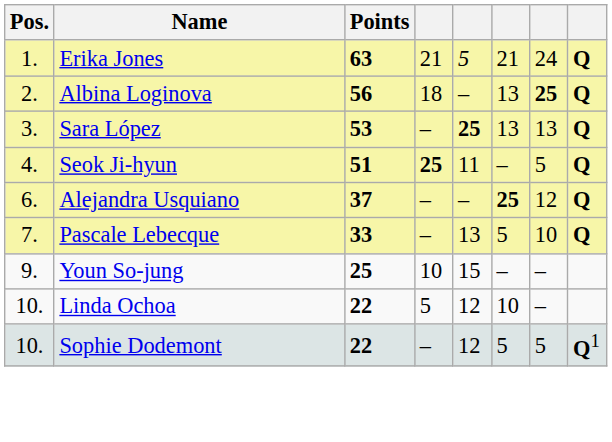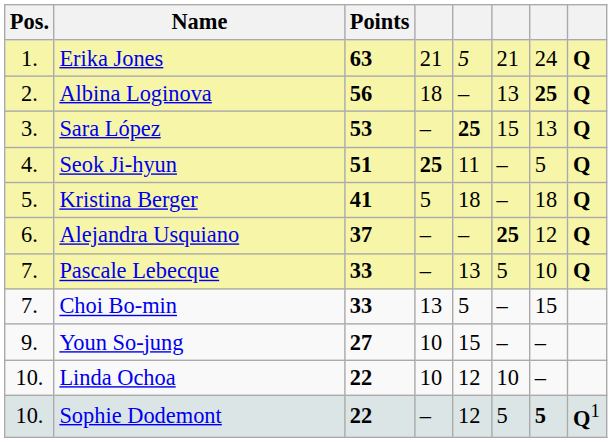(508, 128) 13 -> (508, 128) 15
+ row: (129, 199)
+ row: (118, 306)
(361, 270) 25 -> (361, 341) 27
(425, 306) 5 -> (431, 377) 10
(540, 345) normal -> (540, 416) bold
